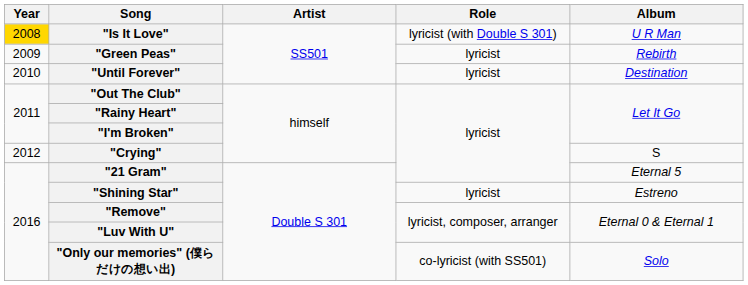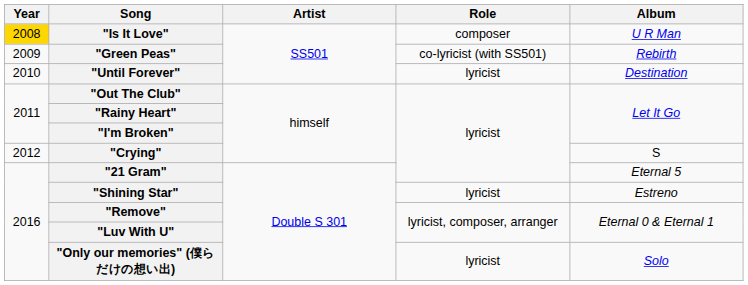(483, 34) lyricist (with Double S 301) -> (483, 34) composer
(483, 53) lyricist -> (483, 53) co-lyricist (with SS501)
(483, 261) co-lyricist (with SS501) -> (483, 261) lyricist
